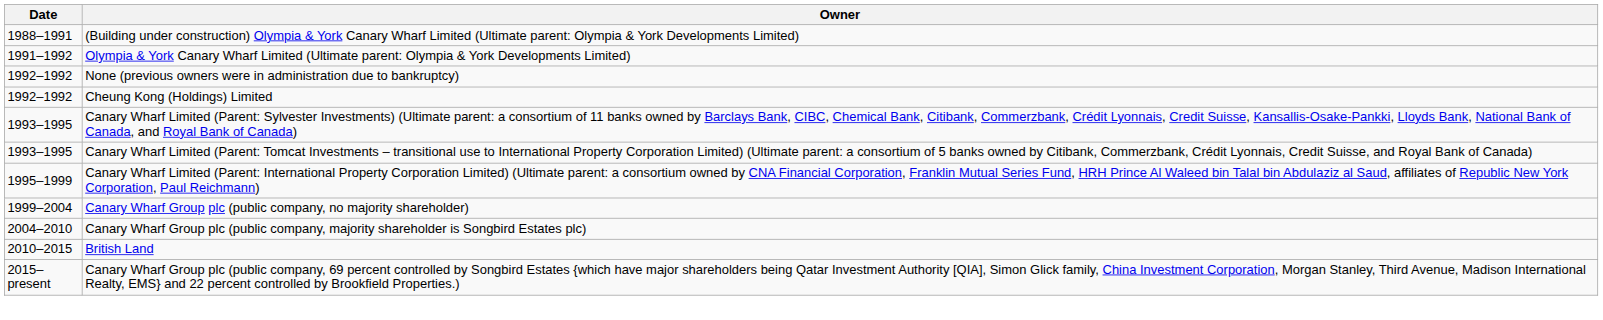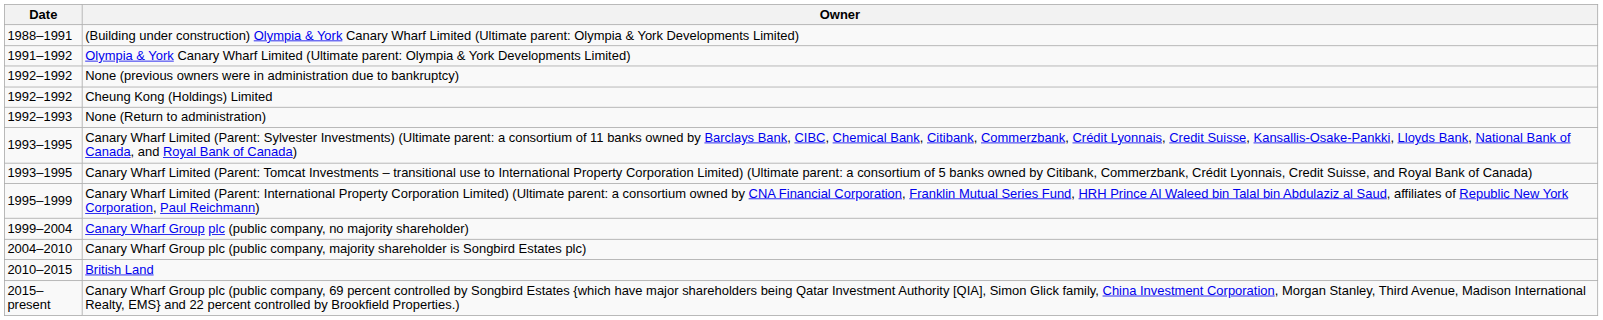+ row: (176, 117)
